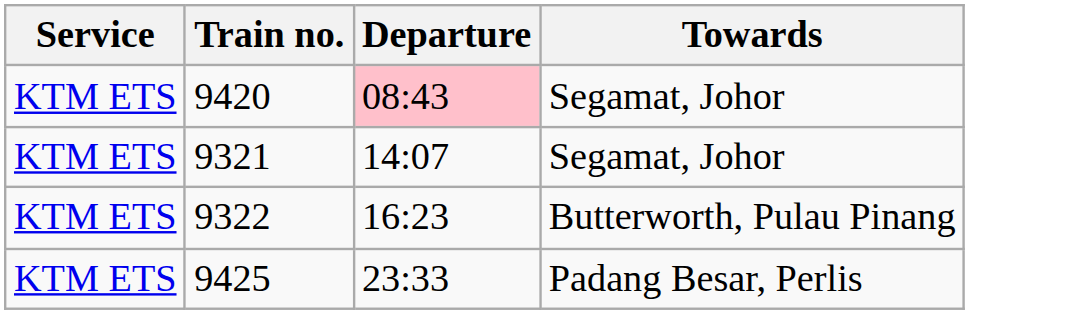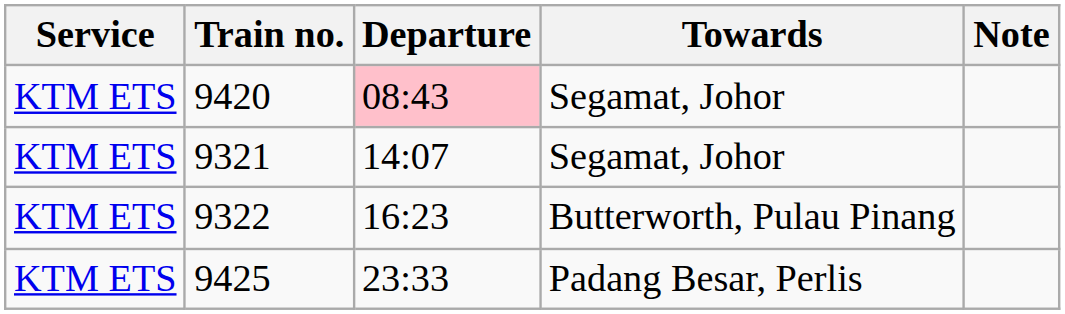+ column: (1011, 34)
